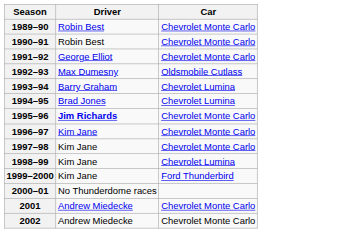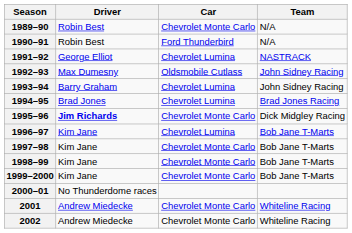+ column: (302, 12)
(208, 42) Chevrolet Monte Carlo -> (197, 42) Ford Thunderbird
(208, 57) Chevrolet Monte Carlo -> (198, 57) Chevrolet Lumina
(208, 131) Chevrolet Monte Carlo -> (198, 131) Chevrolet Lumina
(198, 161) Chevrolet Lumina -> (208, 161) Chevrolet Monte Carlo
(197, 176) Ford Thunderbird -> (208, 176) Chevrolet Monte Carlo
